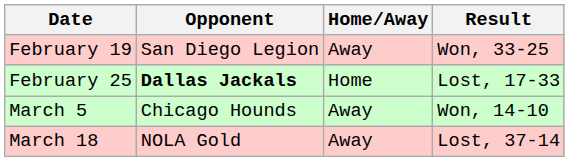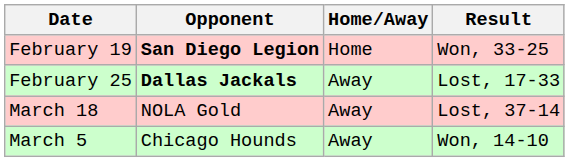(230, 50) normal -> (230, 50) bold
(350, 50) Away -> (350, 50) Home
(350, 80) Home -> (350, 80) Away
rows swapped: (48, 111) <-> (54, 141)
